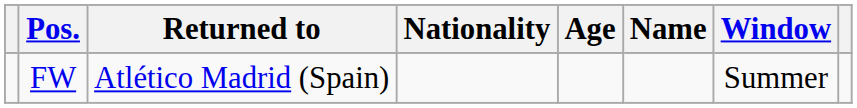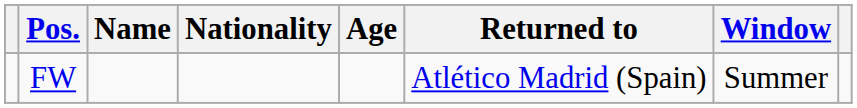columns swapped: (668, 28) <-> (242, 28)
